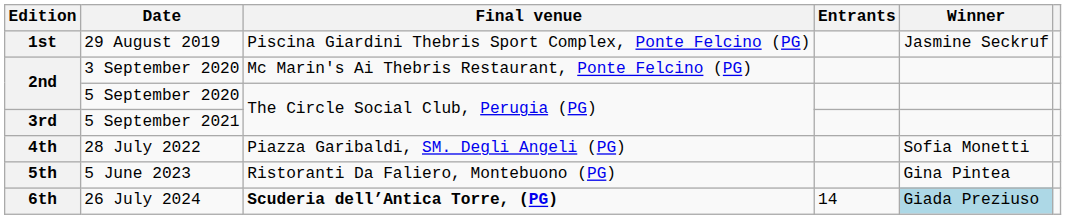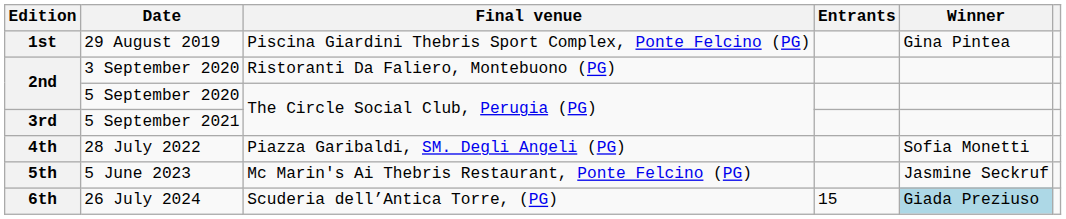(976, 44) Jasmine Seckruf -> (957, 44) Gina Pintea
(500, 70) Mc Marin's Ai Thebris Restaurant, Ponte Felcino (PG) -> (432, 70) Ristoranti Da Faliero, Montebuono (PG)
(432, 175) Ristoranti Da Faliero, Montebuono (PG) -> (500, 175) Mc Marin's Ai Thebris Restaurant, Ponte Felcino (PG)
(957, 175) Gina Pintea -> (976, 175) Jasmine Seckruf
(403, 201) bold -> (403, 201) normal
(828, 201) 14 -> (828, 201) 15
